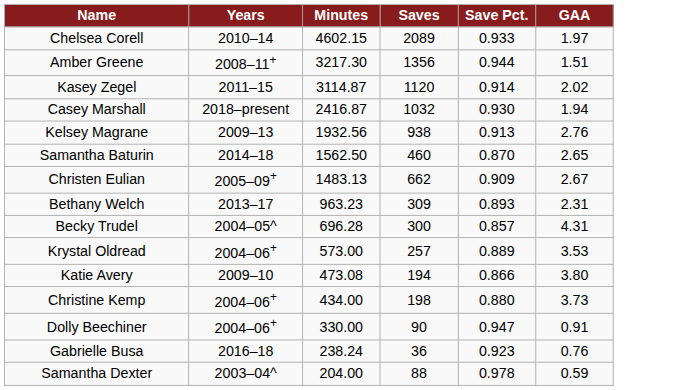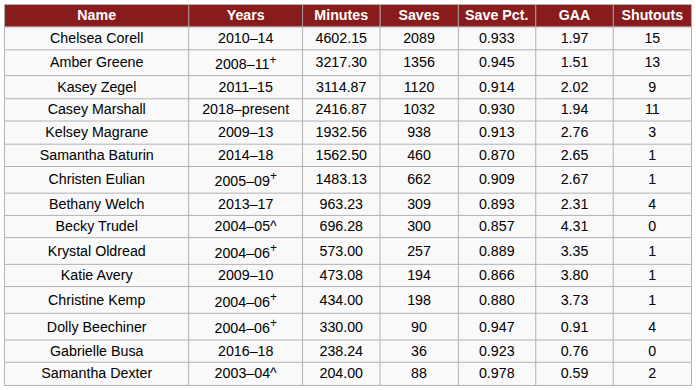+ column: (652, 15)
(497, 62) 0.944 -> (497, 62) 0.945
(575, 251) 3.53 -> (575, 251) 3.35
